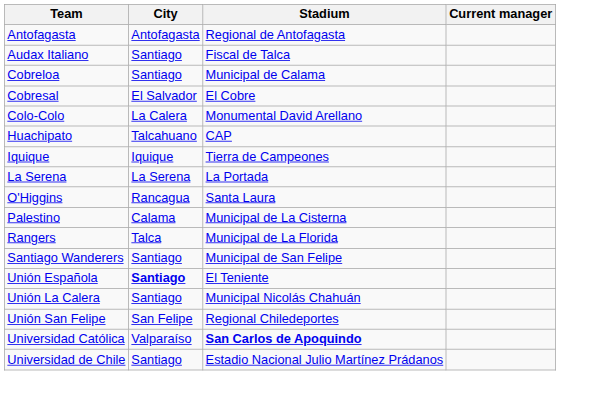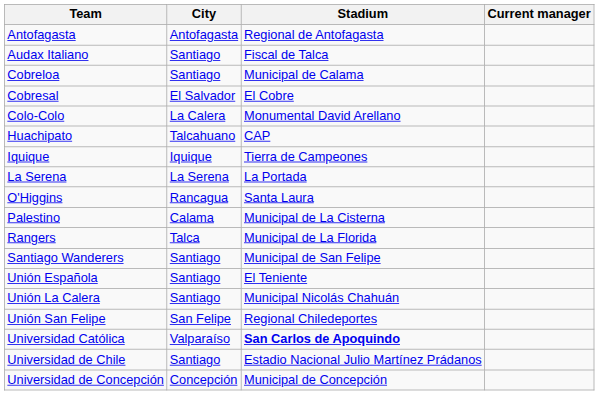(158, 278) bold -> (195, 278) normal
+ row: (86, 380)
